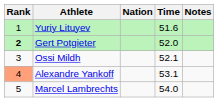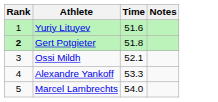- column: (138, 12)
(169, 43) 52.0 -> (134, 43) 51.8
(18, 74) lightsalmon background -> (18, 74) no background
(169, 74) 53.1 -> (134, 74) 53.3
